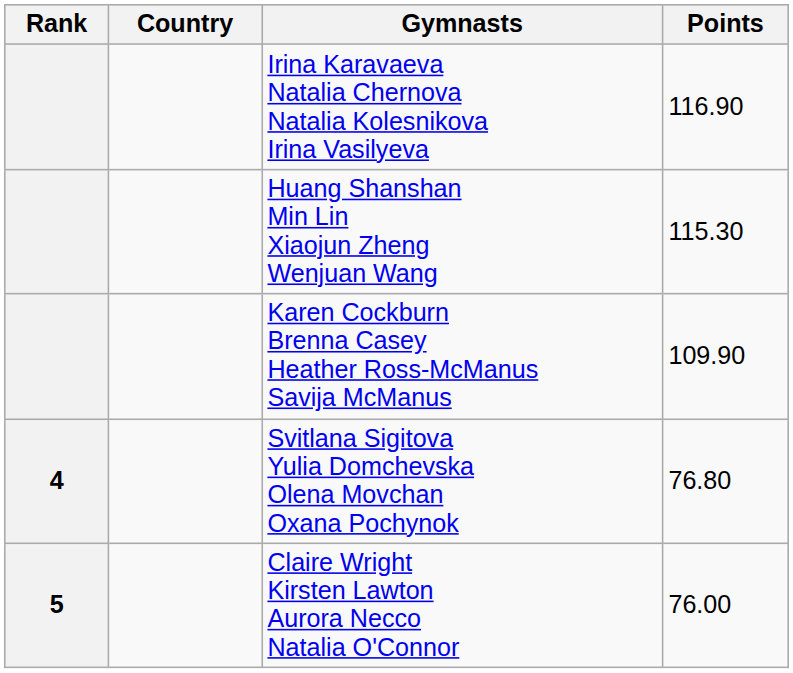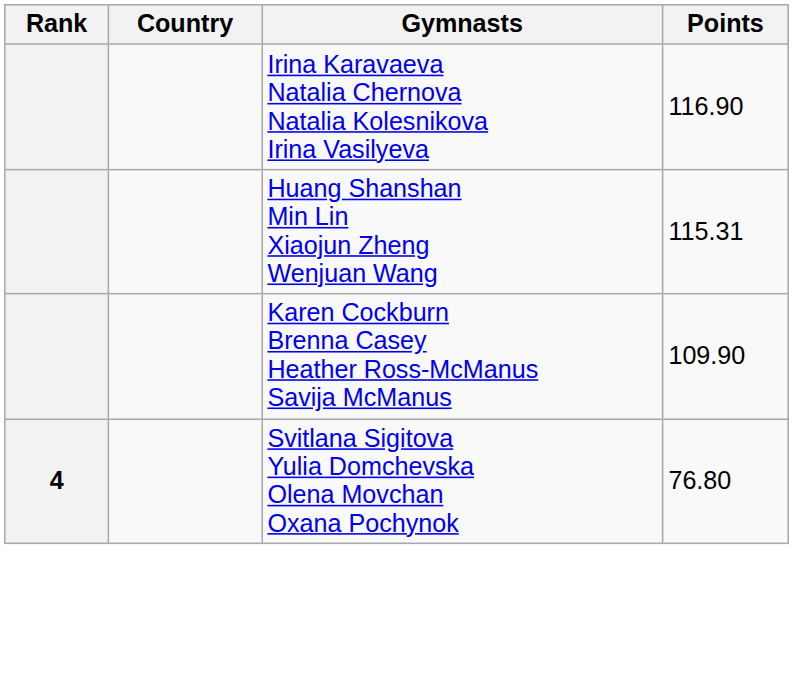(706, 231) 115.30 -> (706, 231) 115.31
- row: (363, 605)
